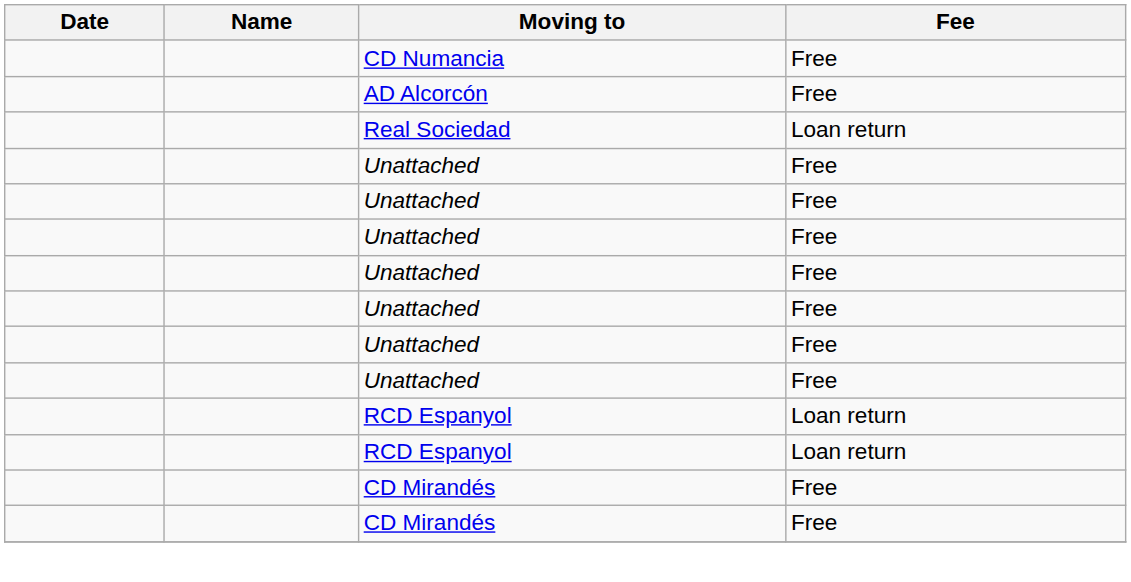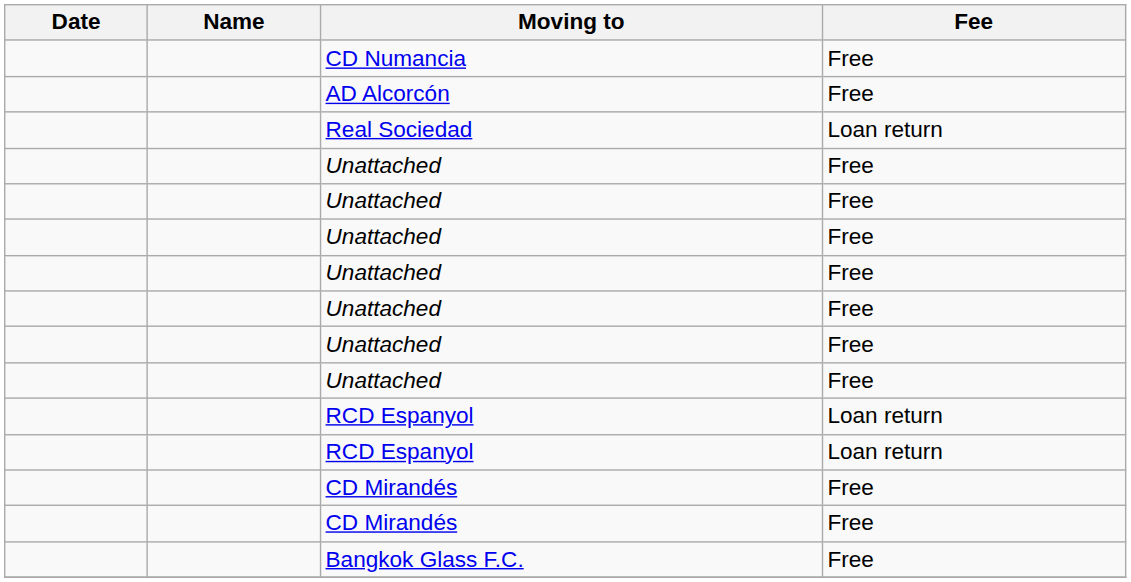+ row: (425, 559)
